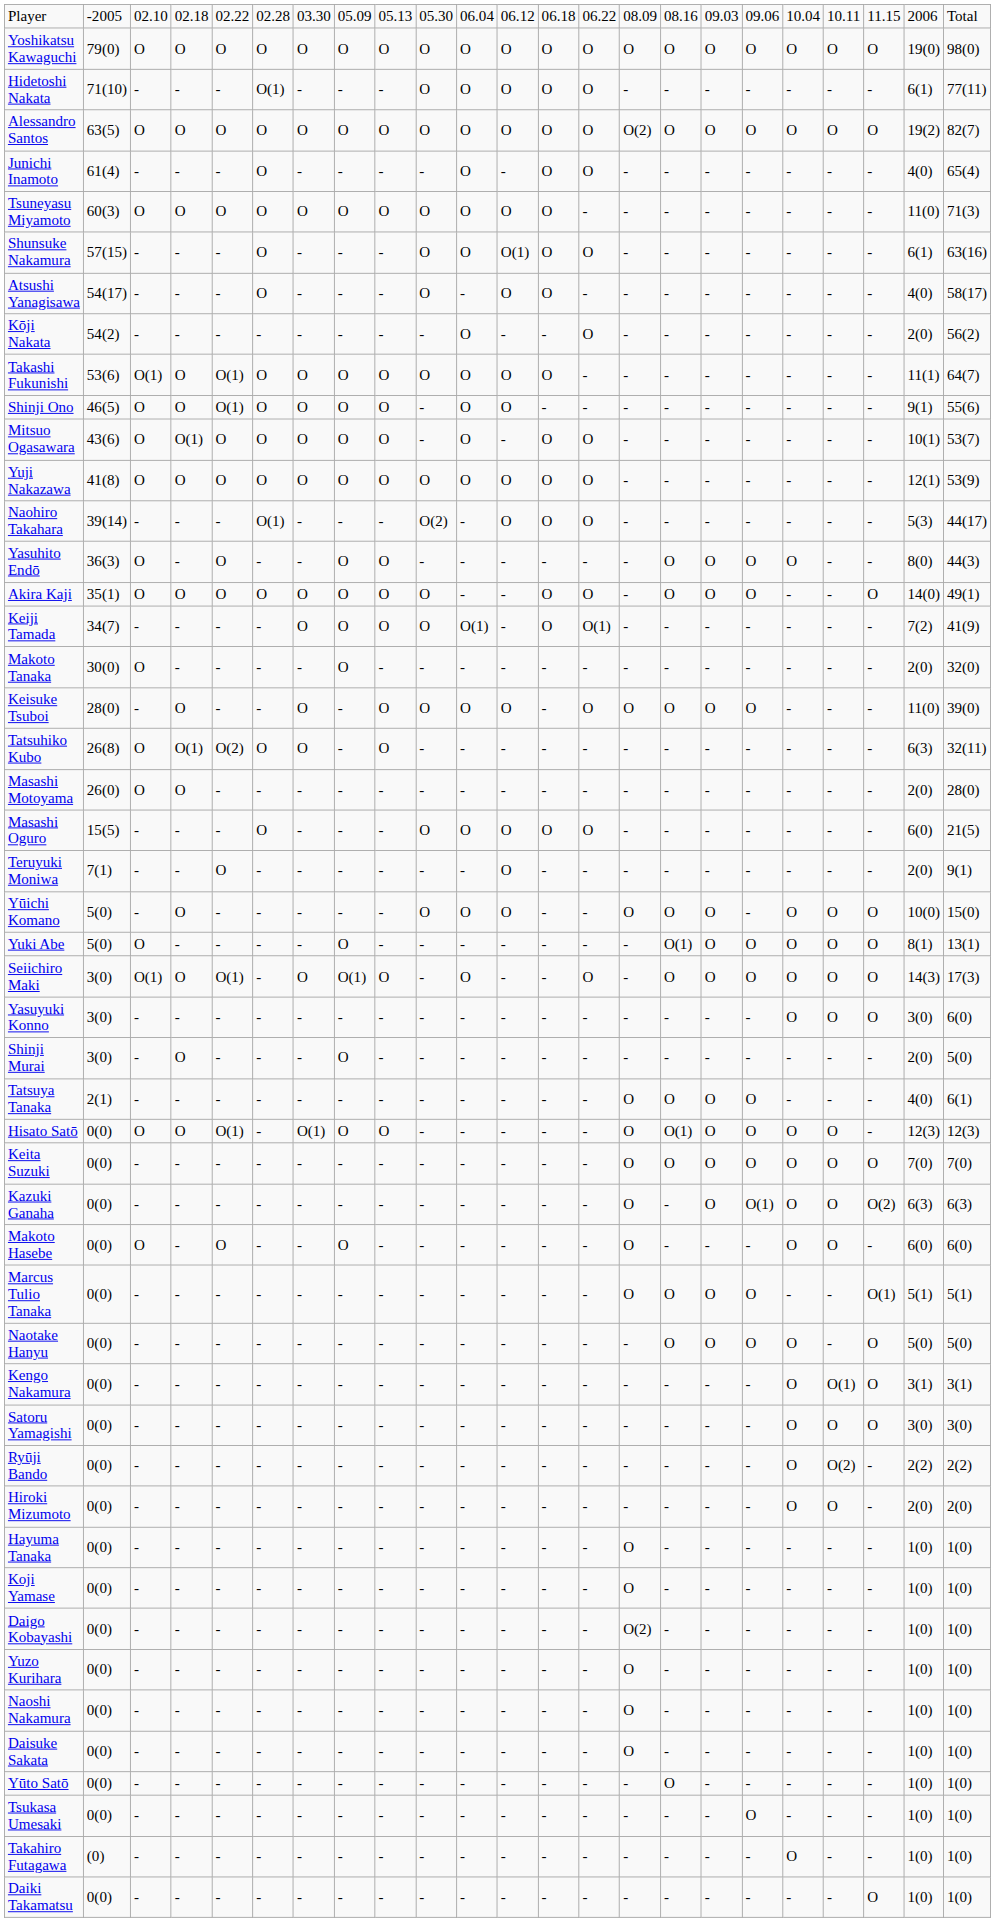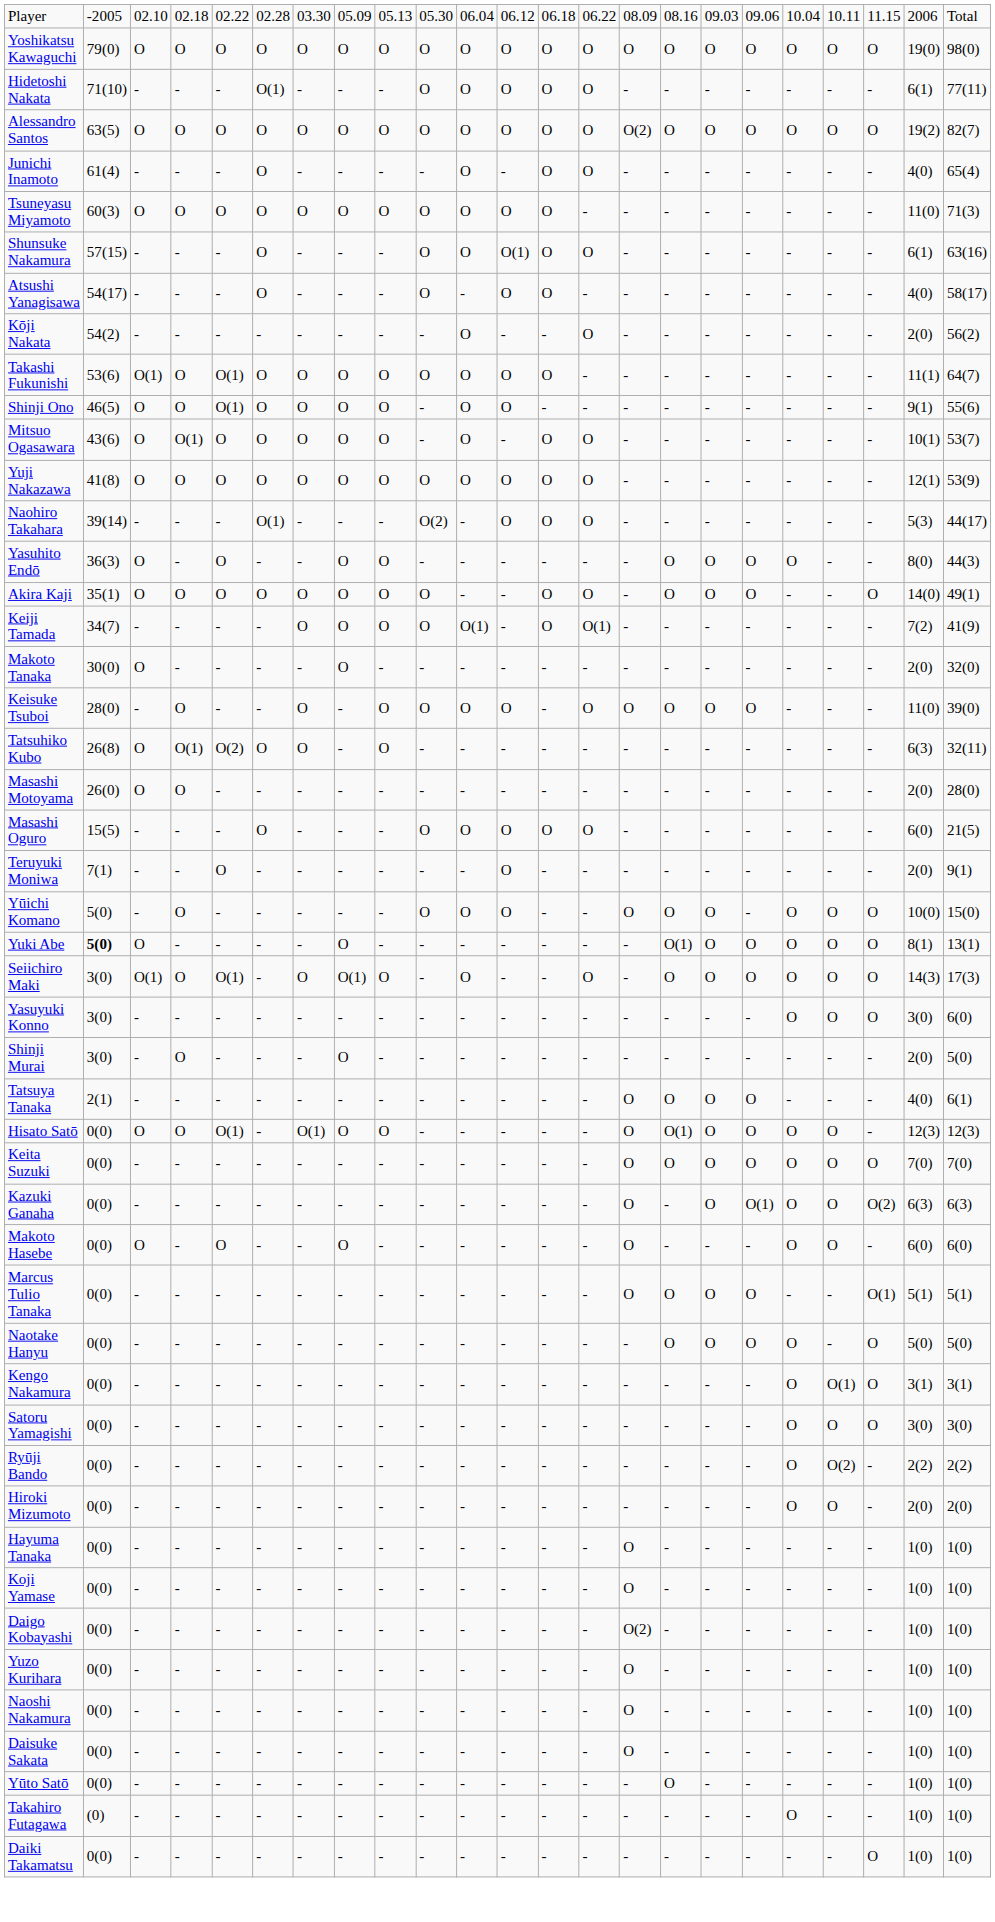(99, 944) normal -> (99, 944) bold
- row: (35, 1815)
